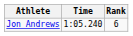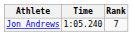(116, 24) 6 -> (116, 24) 7
